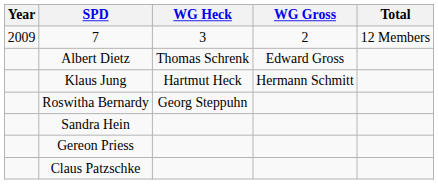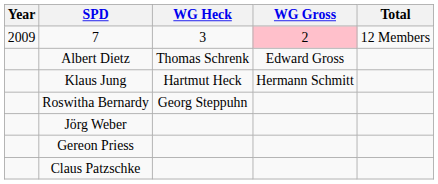(305, 37) no background -> (305, 37) pink background
+ row: (96, 124)
- row: (96, 124)
